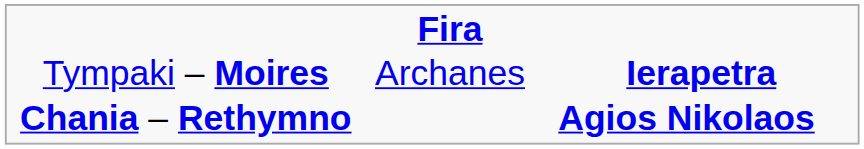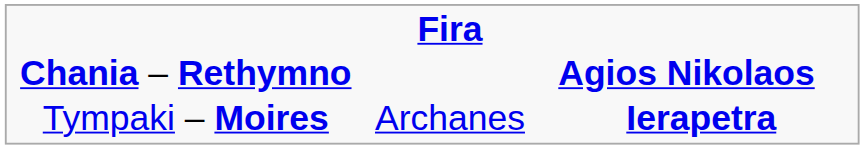rows swapped: (186, 118) <-> (186, 74)
